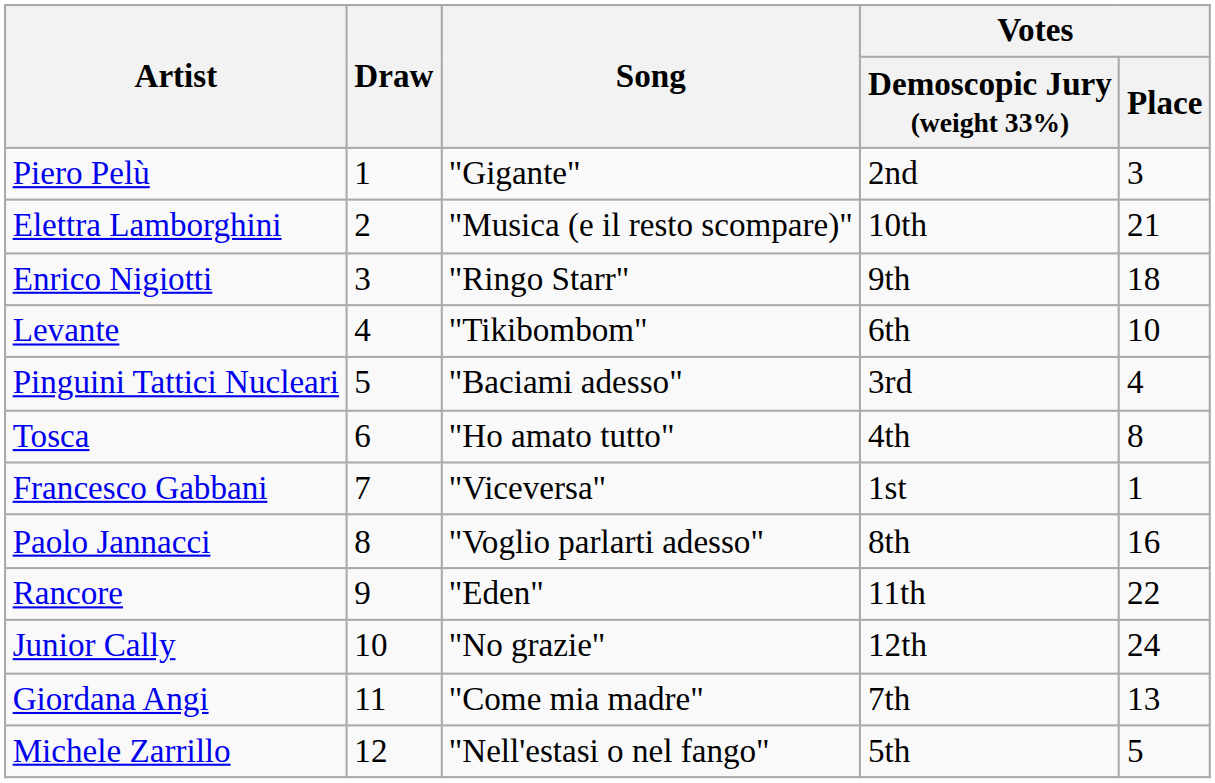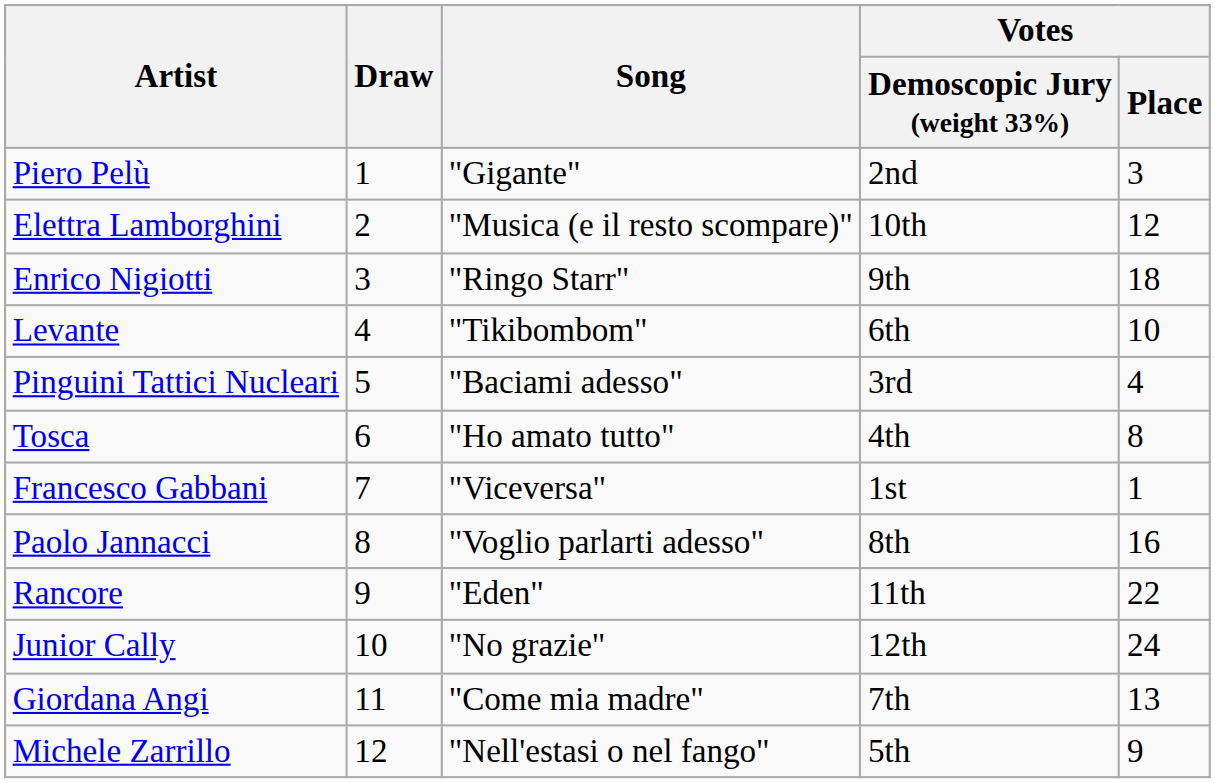(1144, 225) 21 -> (1144, 225) 12
(1135, 750) 5 -> (1135, 750) 9
